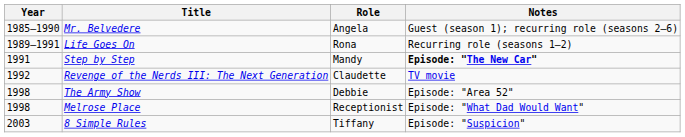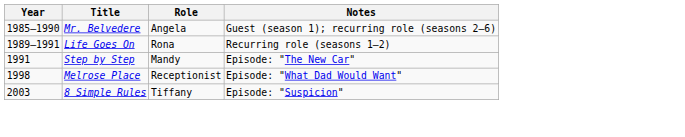(473, 60) bold -> (291, 60) normal
- row: (196, 76)
- row: (102, 92)
